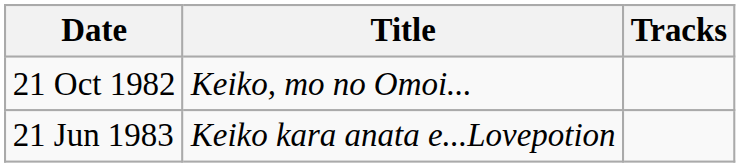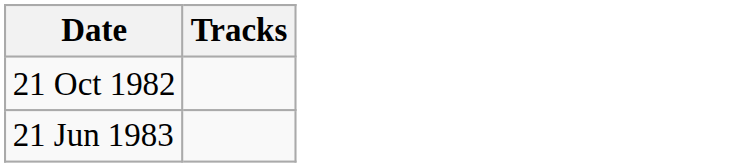- column: (403, 30)
